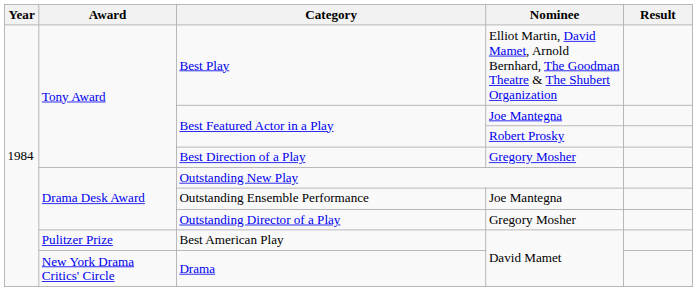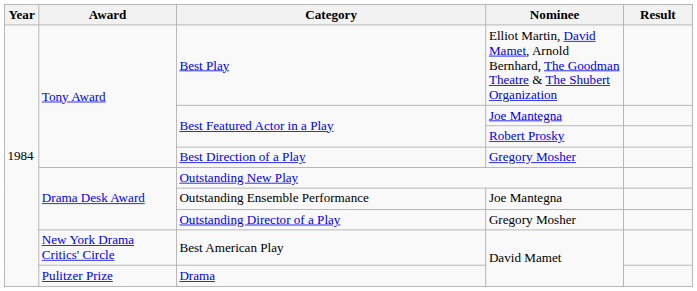(77, 240) Pulitzer Prize -> (88, 247) New York Drama Critics' Circle
(88, 268) New York Drama Critics' Circle -> (77, 275) Pulitzer Prize
